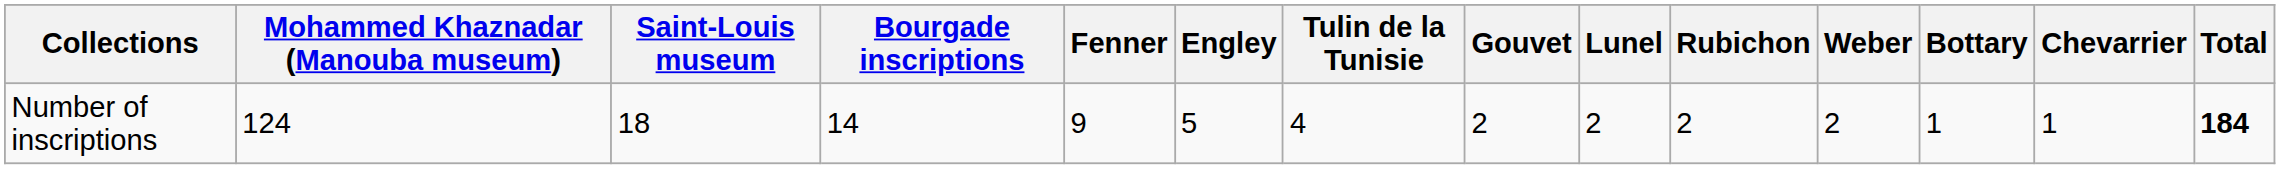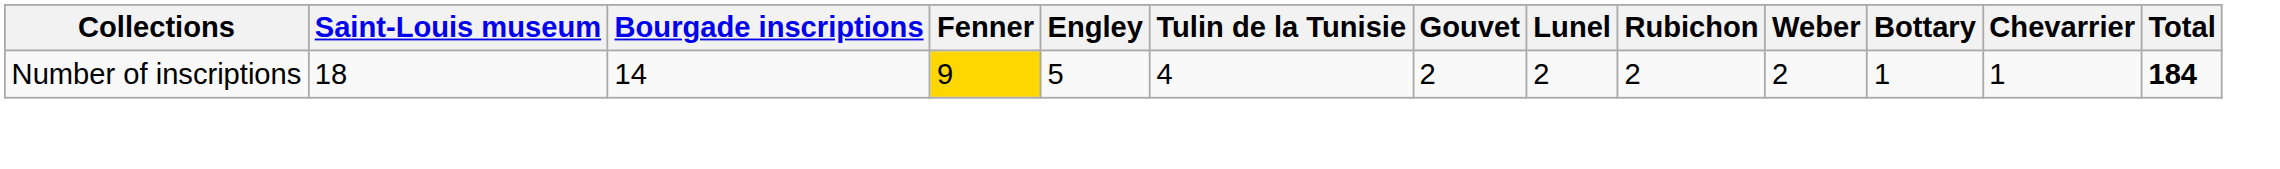- column: (423, 43)
(1079, 122) no background -> (945, 73) gold background
